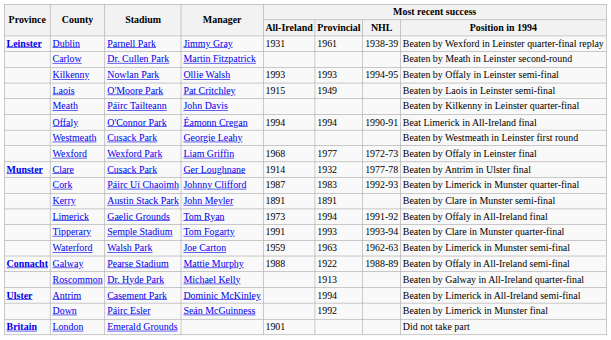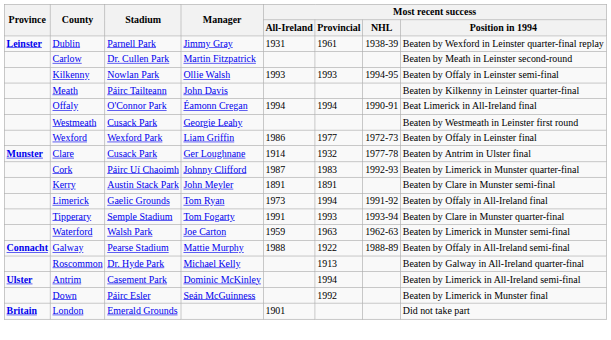- row: (64, 91)
(275, 153) 1968 -> (275, 138) 1986
